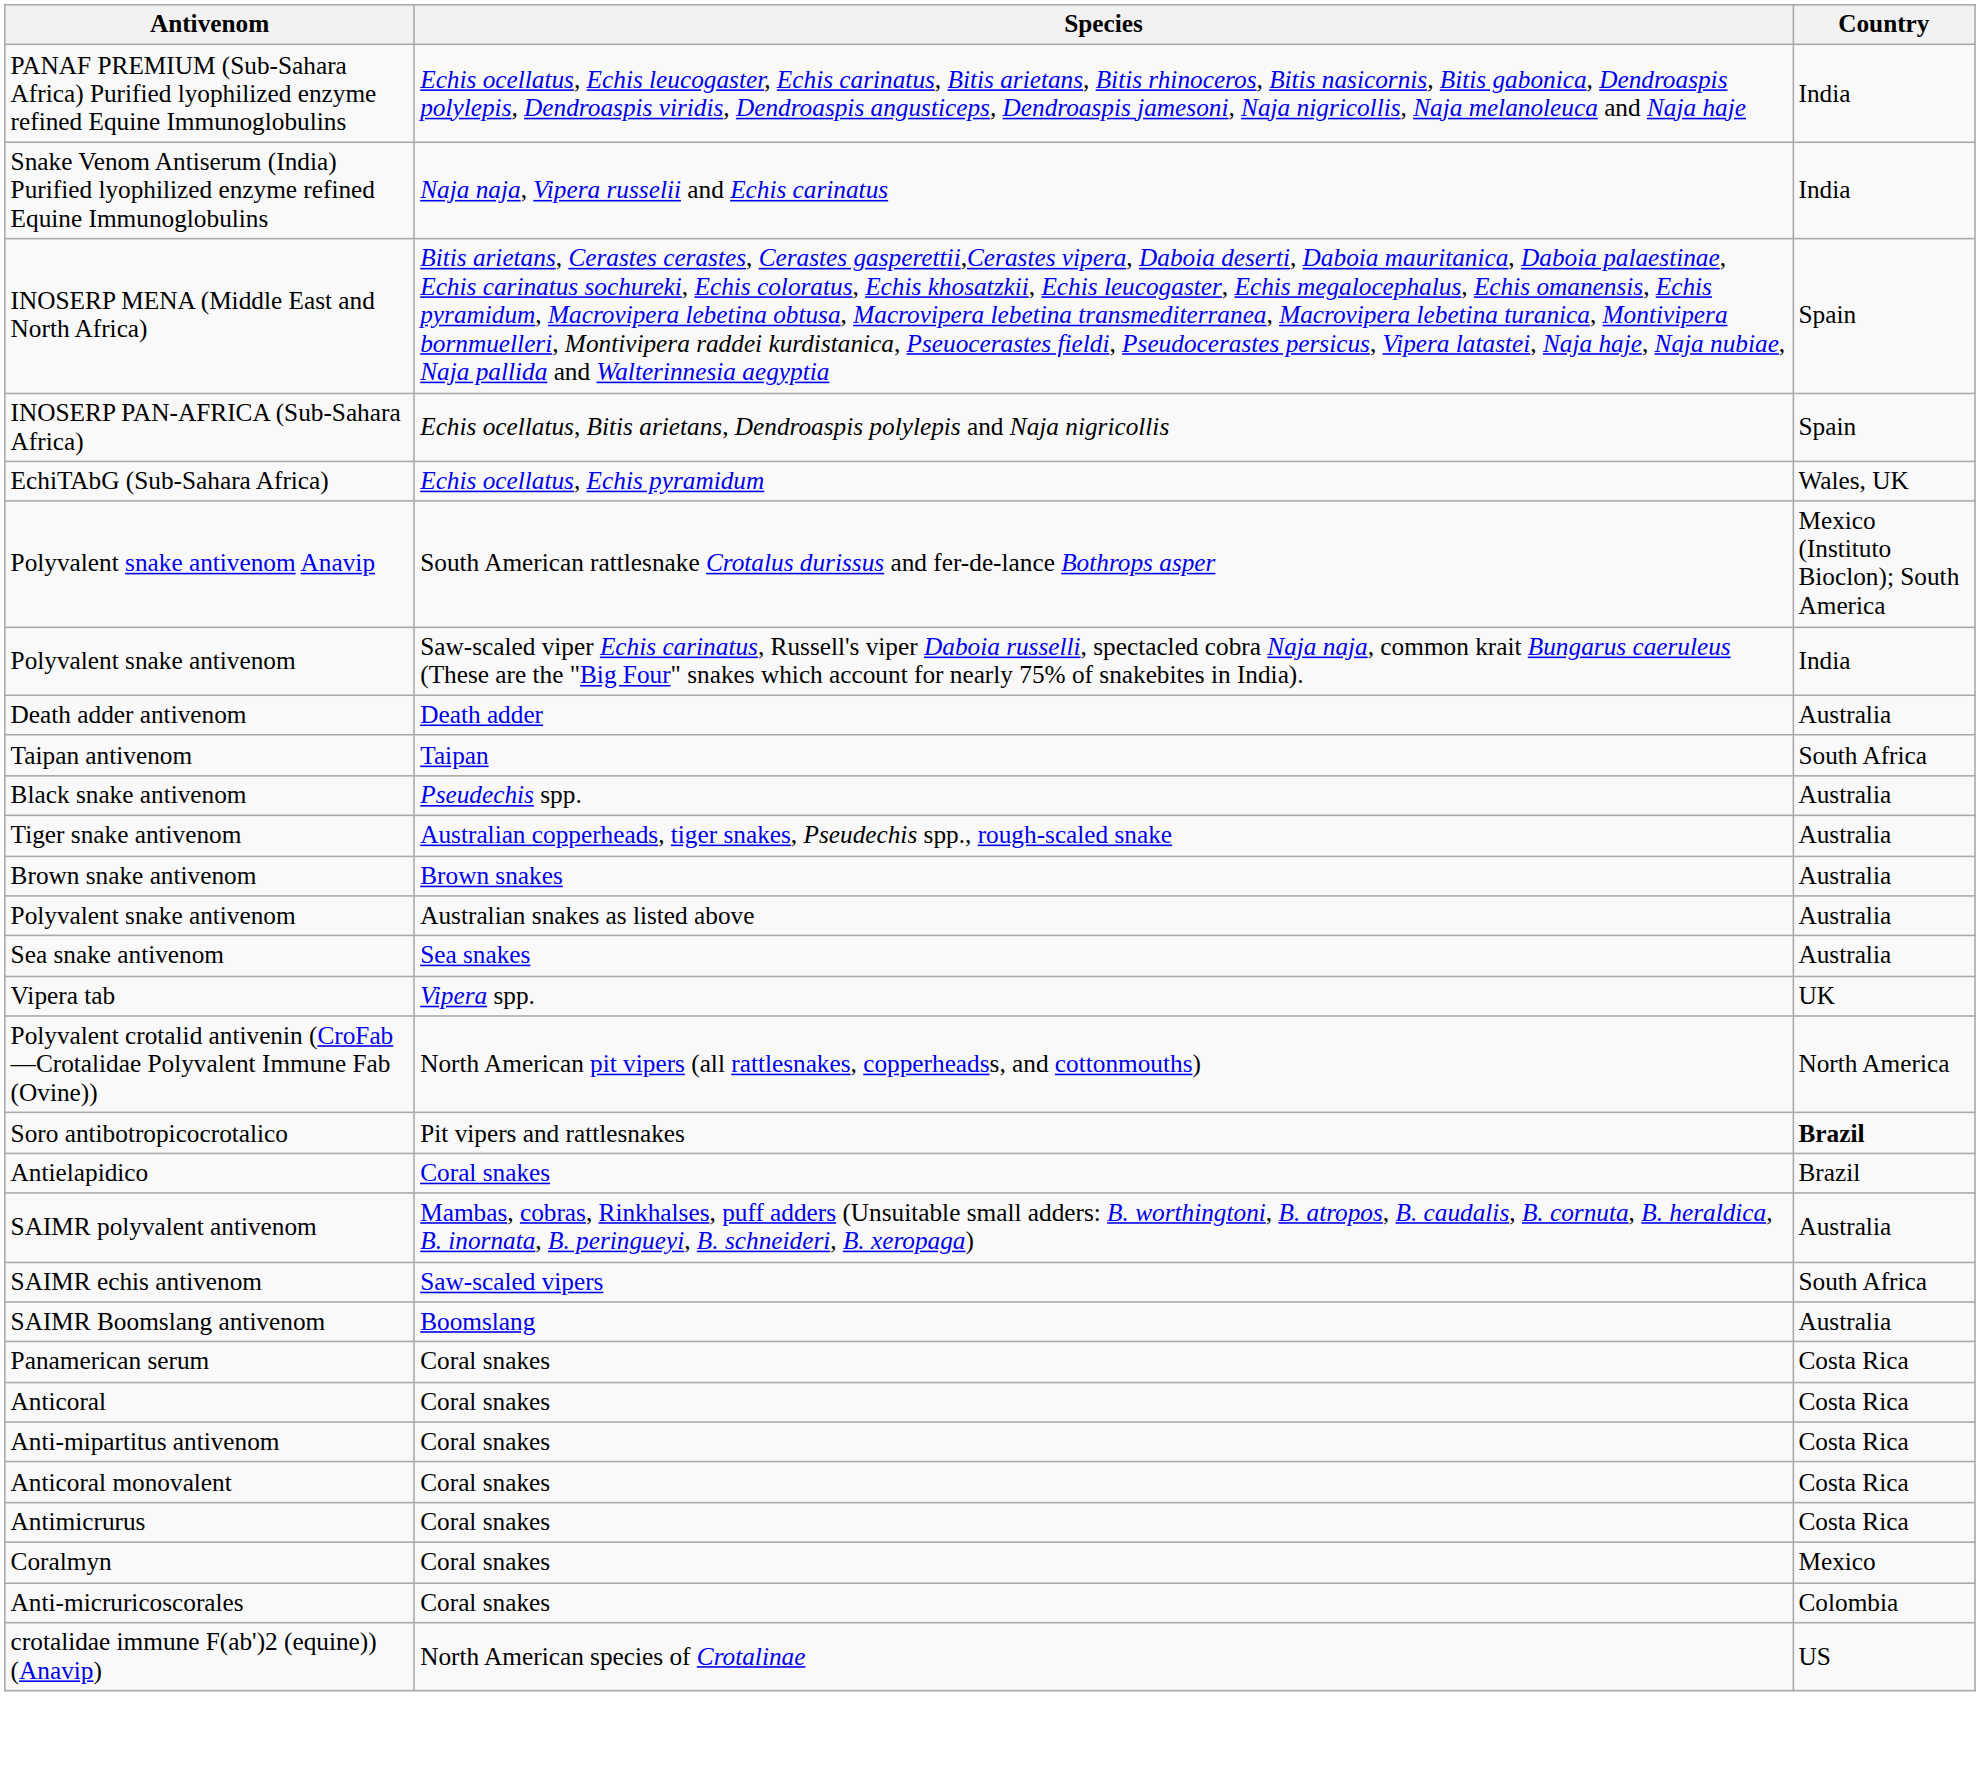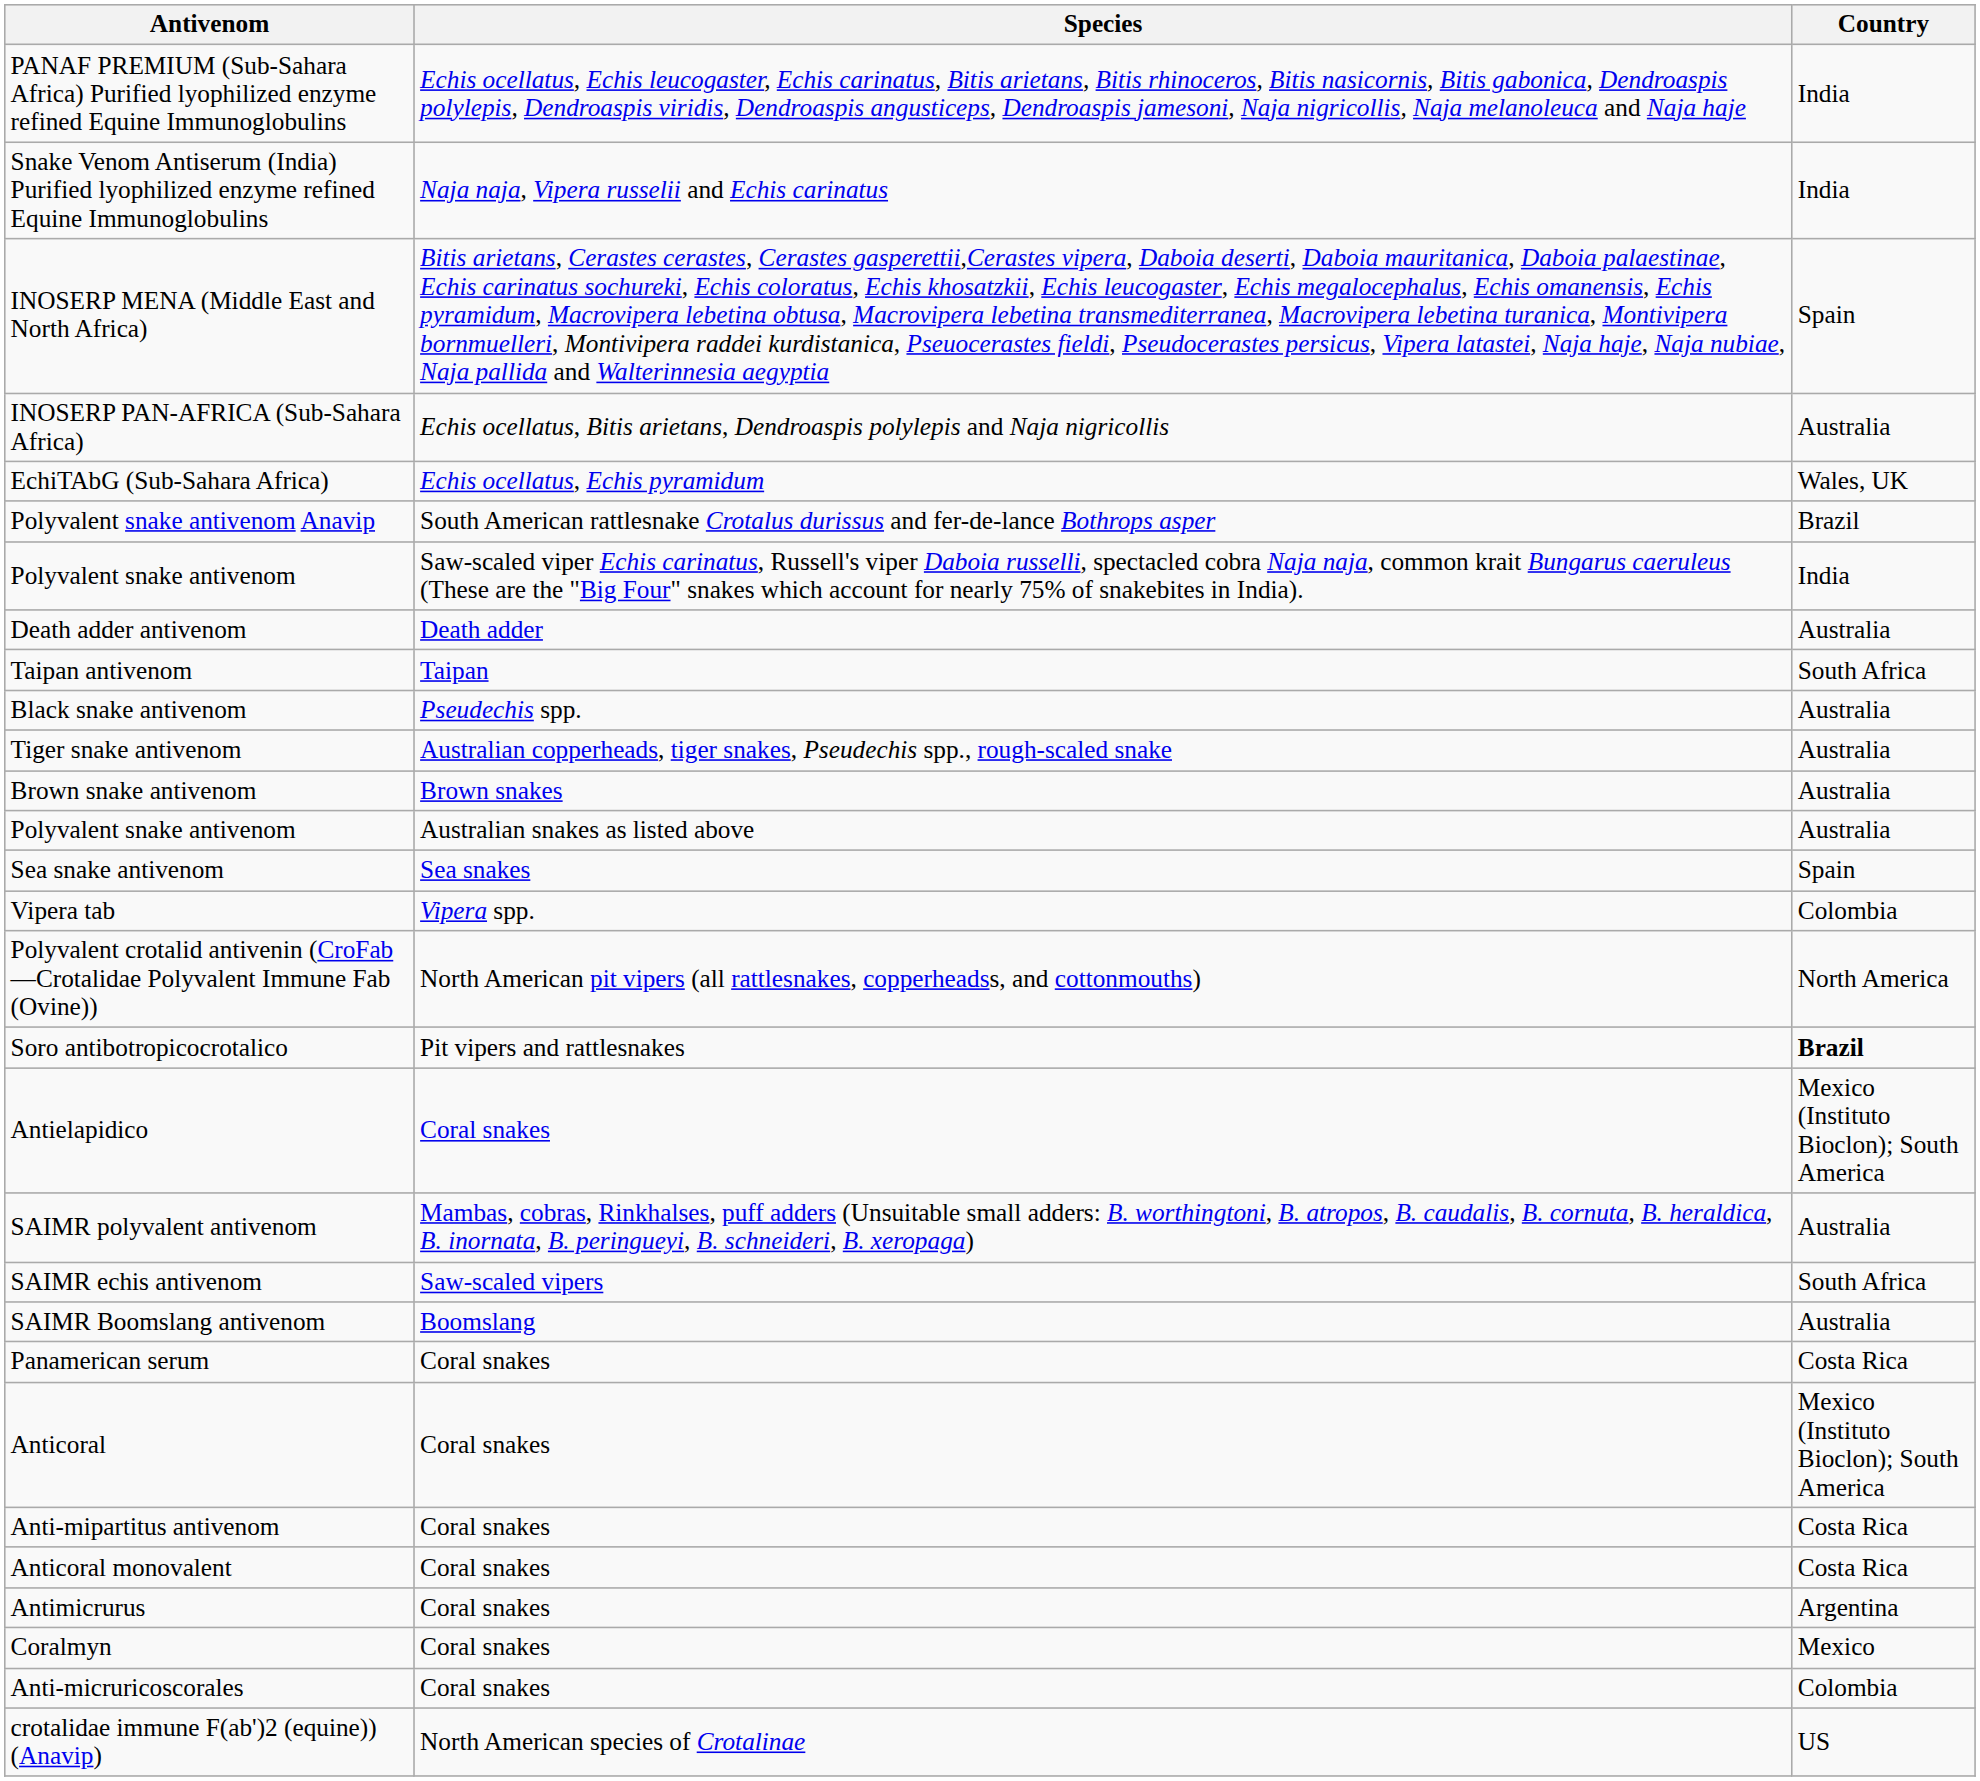(1827, 426) Spain -> (1844, 426) Australia
(1879, 563) Mexico (Instituto Bioclon); South America -> (1829, 521) Brazil
(1845, 955) Australia -> (1827, 870) Spain
(1817, 995) UK -> (1848, 910) Colombia
(1829, 1172) Brazil -> (1878, 1130) Mexico (Instituto Bioclon); South America
(1854, 1401) Costa Rica -> (1878, 1444) Mexico (Instituto Bioclon); South America
(1854, 1521) Costa Rica -> (1848, 1607) Argentina
